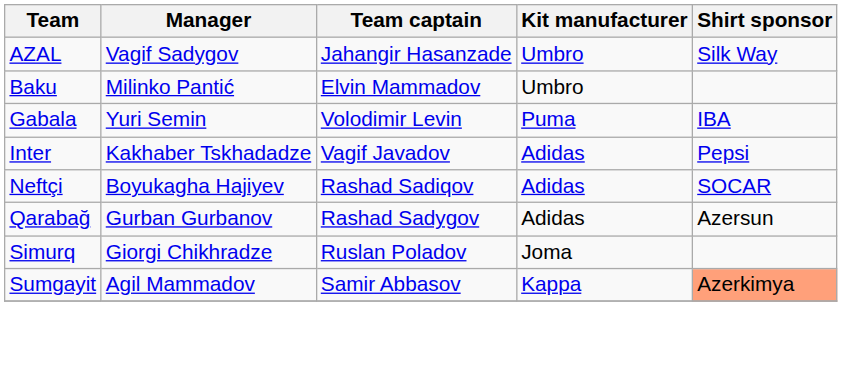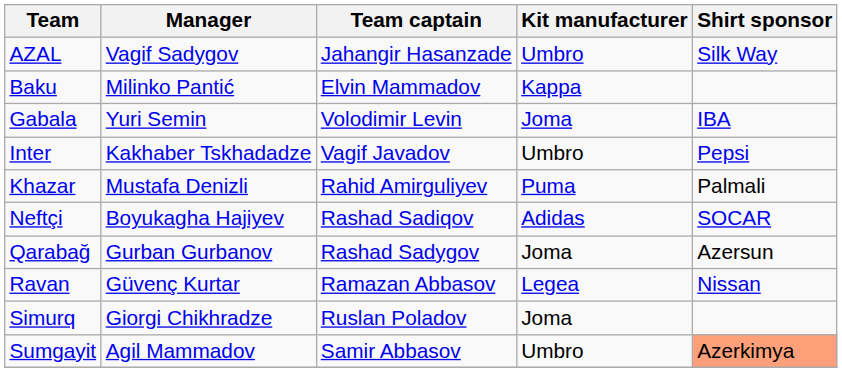(552, 86) Umbro -> (551, 86) Kappa
(548, 119) Puma -> (547, 119) Joma
(553, 152) Adidas -> (552, 152) Umbro
+ row: (42, 185)
(553, 218) Adidas -> (547, 251) Joma
+ row: (40, 284)
(551, 284) Kappa -> (552, 350) Umbro
